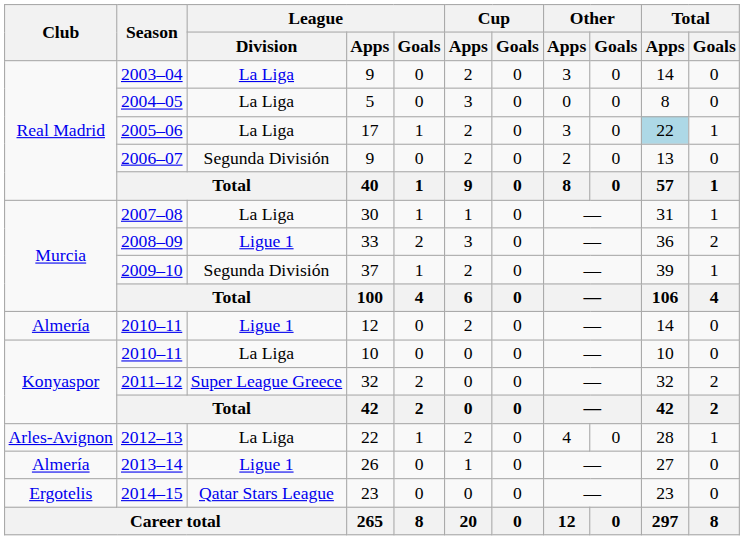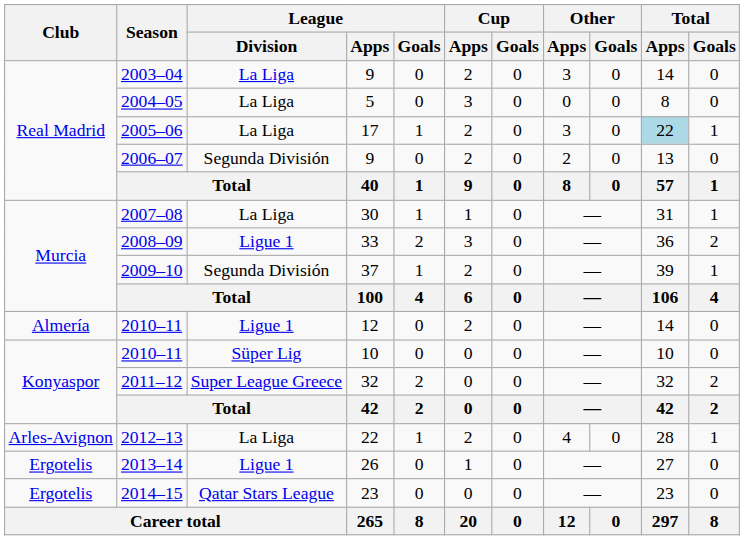(266, 353) La Liga -> (266, 353) Süper Lig
(61, 465) Almería -> (61, 465) Ergotelis
